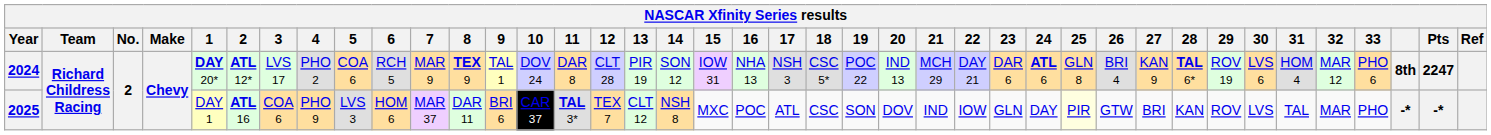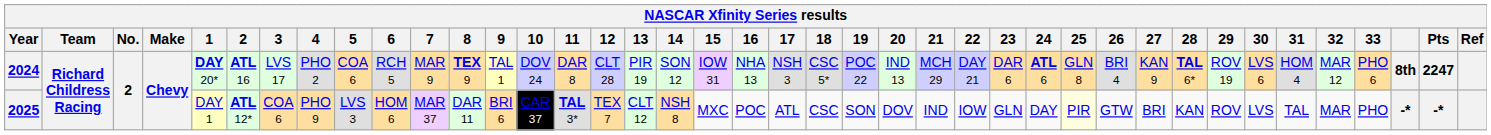(243, 70) ATL 12* -> (243, 70) ATL 16
(243, 110) ATL 16 -> (243, 110) ATL 12*
